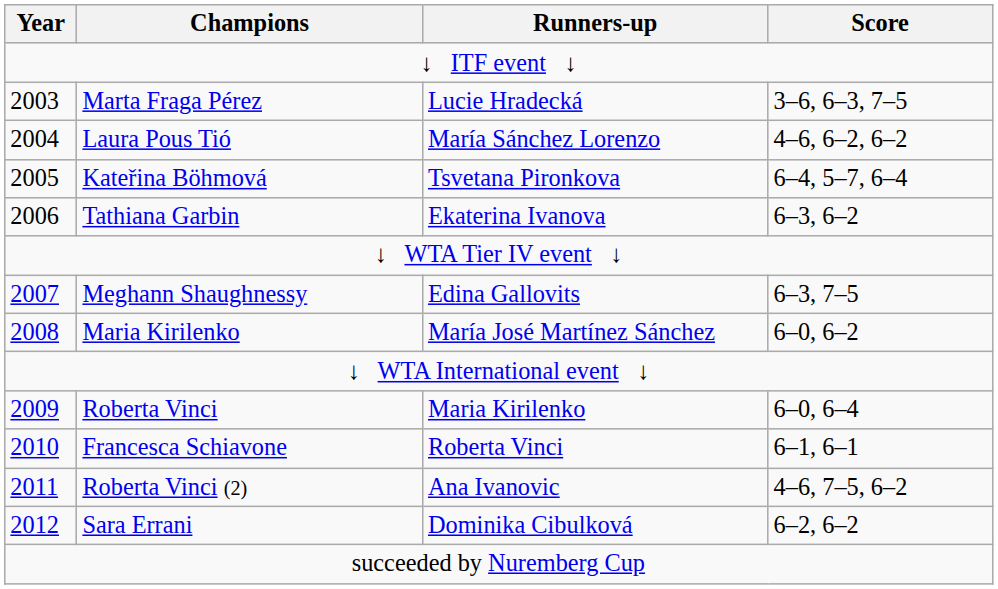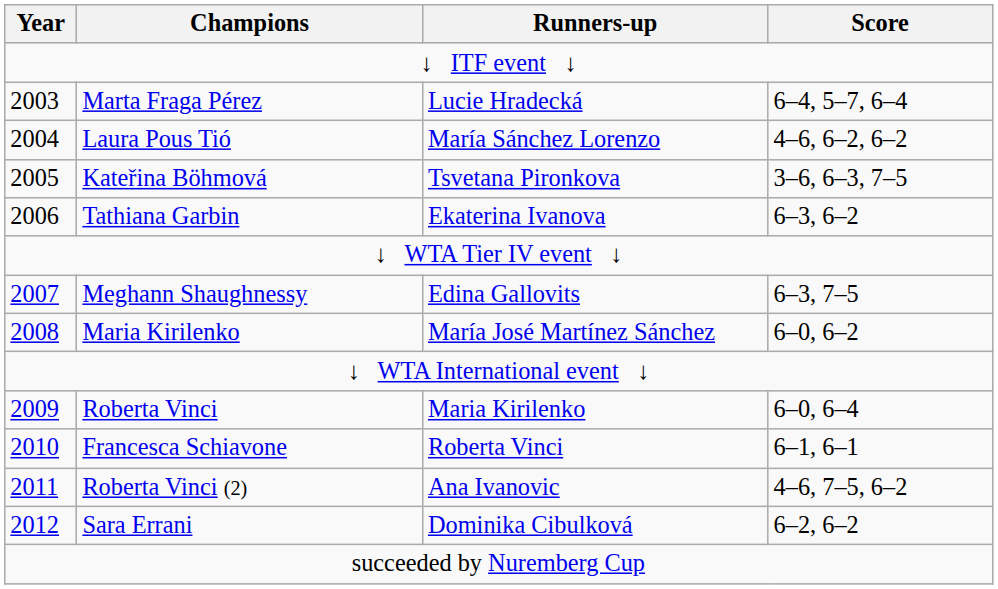(840, 100) 3–6, 6–3, 7–5 -> (840, 100) 6–4, 5–7, 6–4
(840, 178) 6–4, 5–7, 6–4 -> (840, 178) 3–6, 6–3, 7–5
